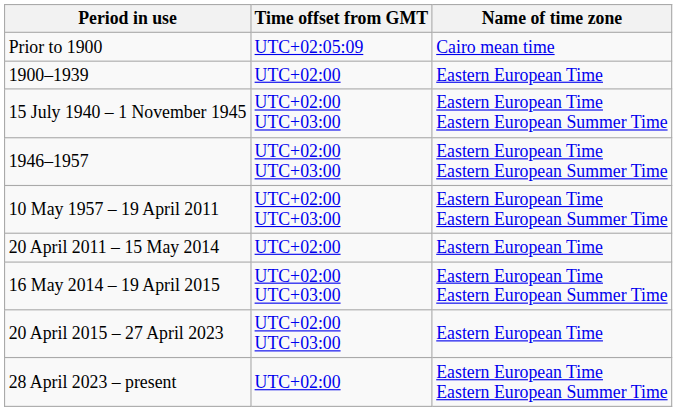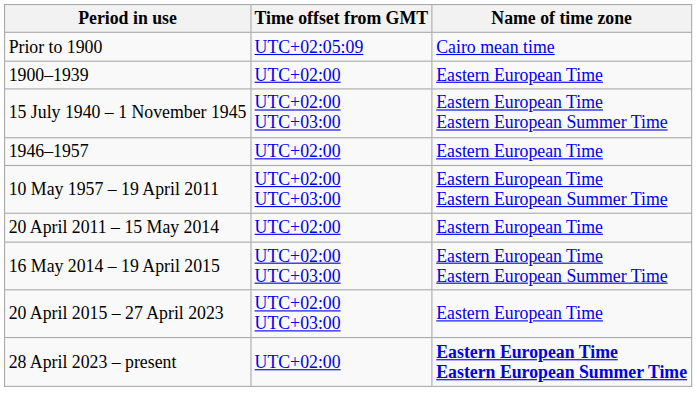(298, 161) UTC+02:00 UTC+03:00 -> (298, 151) UTC+02:00
(552, 161) Eastern European Time Eastern European Summer Time -> (520, 151) Eastern European Time
(552, 381) normal -> (562, 361) bold
